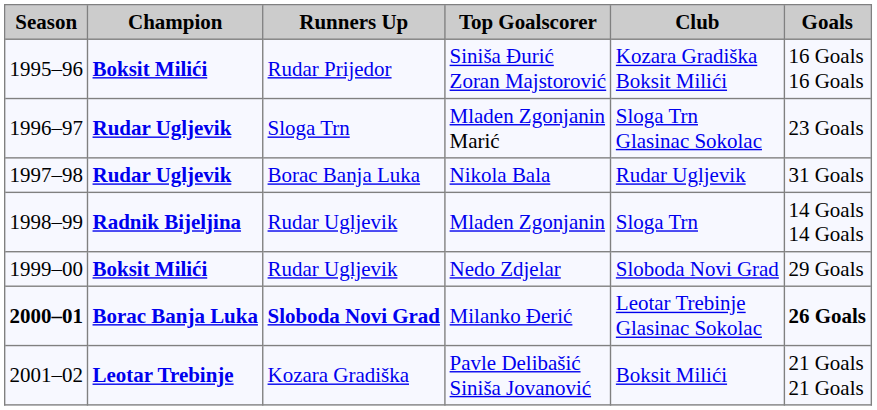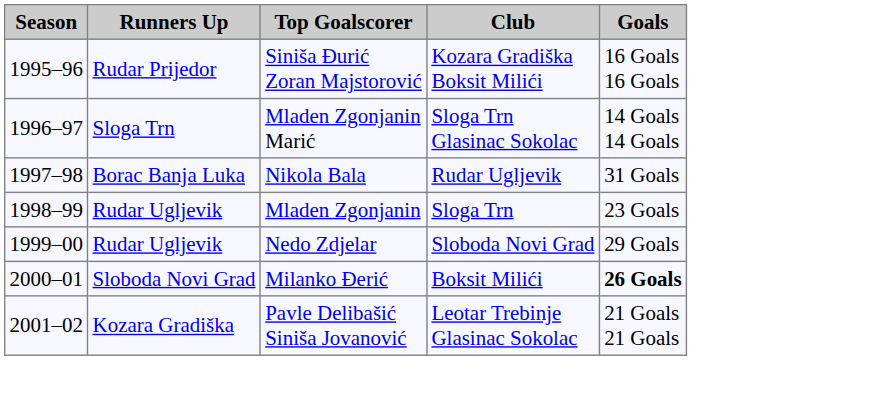- column: (175, 21)
(826, 128) 23 Goals -> (642, 128) 14 Goals 14 Goals
(826, 221) 14 Goals 14 Goals -> (642, 209) 23 Goals
(46, 315) bold -> (46, 278) normal
(354, 315) bold -> (174, 278) normal
(689, 315) Leotar Trebinje Glasinac Sokolac -> (487, 278) Boksit Milići
(671, 375) Boksit Milići -> (505, 325) Leotar Trebinje Glasinac Sokolac
